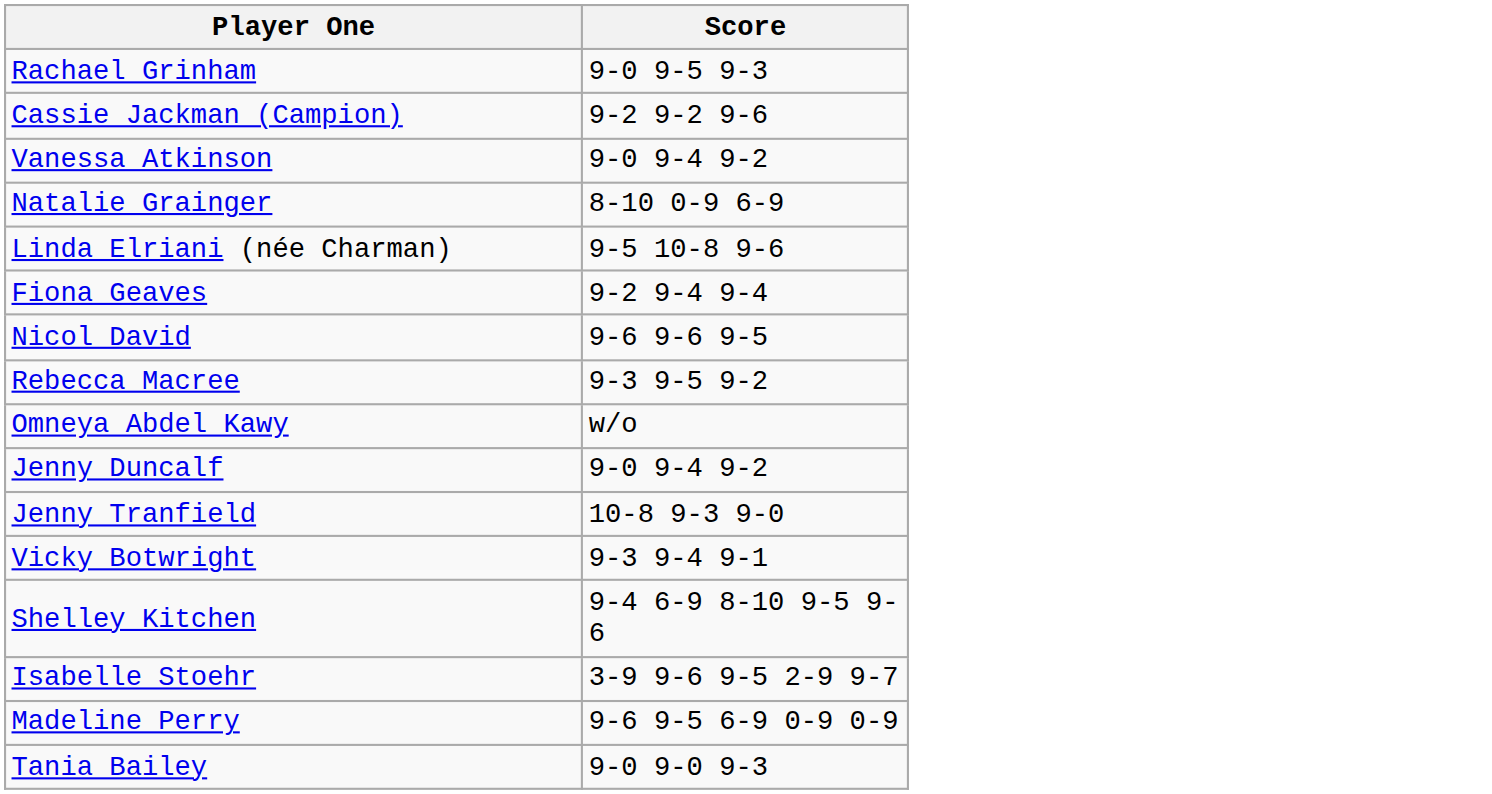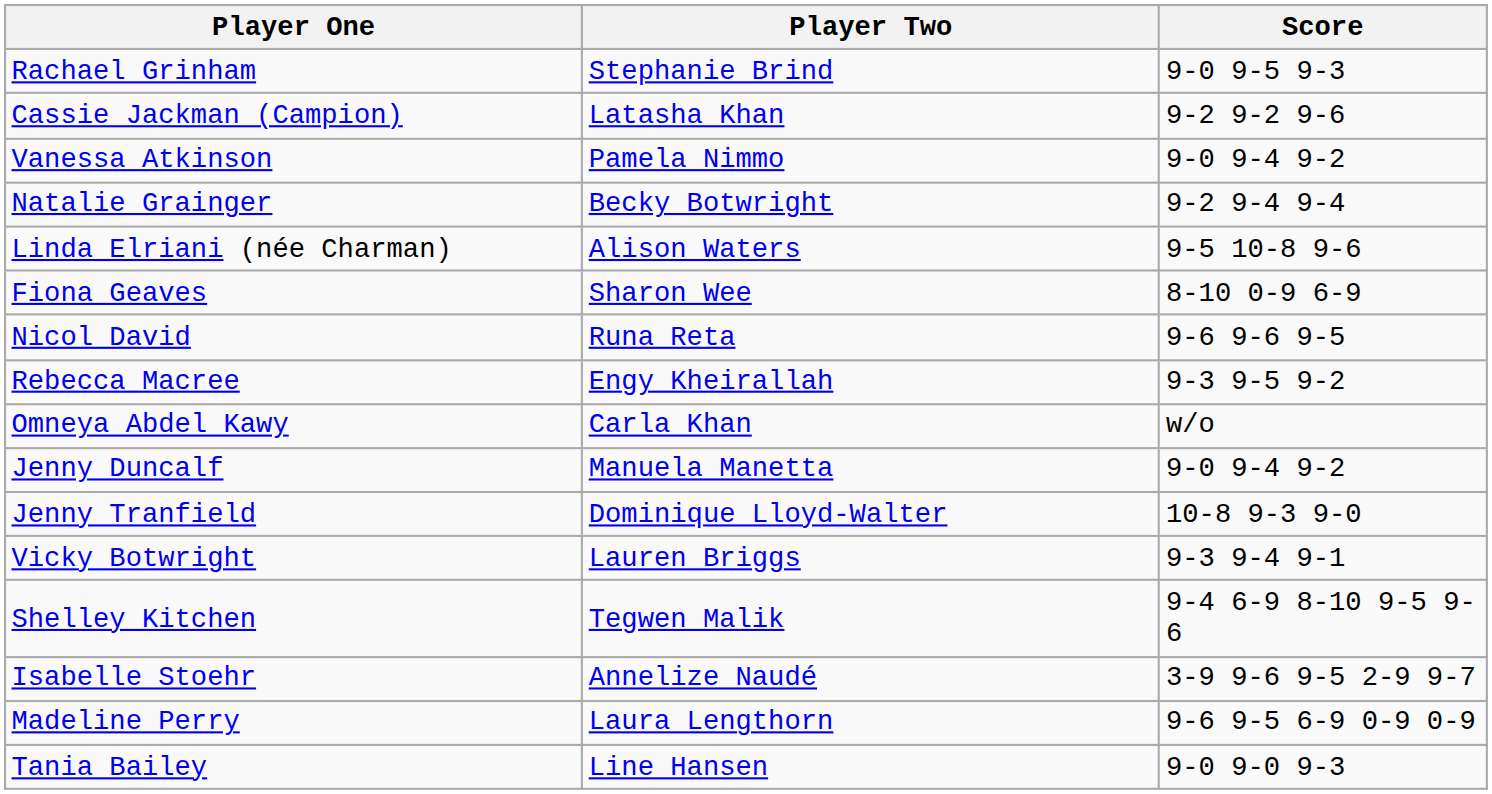+ column: (871, 27)
(687, 204) 8-10 0-9 6-9 -> (1256, 204) 9-2 9-4 9-4
(678, 293) 9-2 9-4 9-4 -> (1264, 293) 8-10 0-9 6-9
